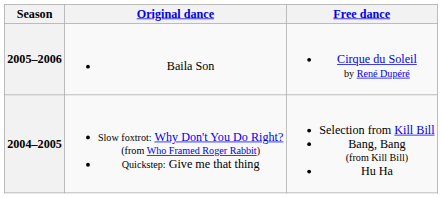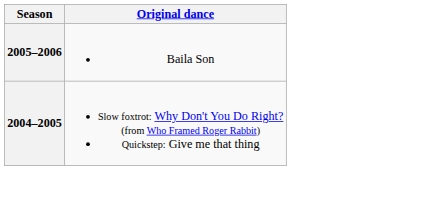- column: (362, 14)
